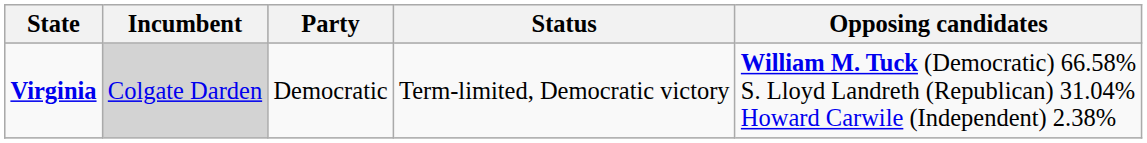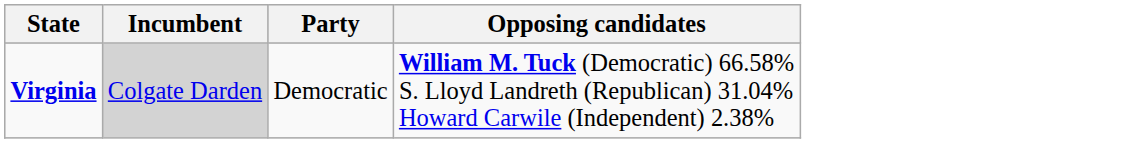- column: (564, 23)
